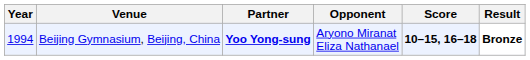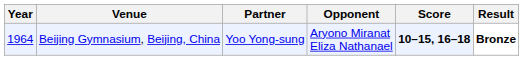(20, 39) 1994 -> (20, 39) 1964
(268, 39) bold -> (265, 39) normal
